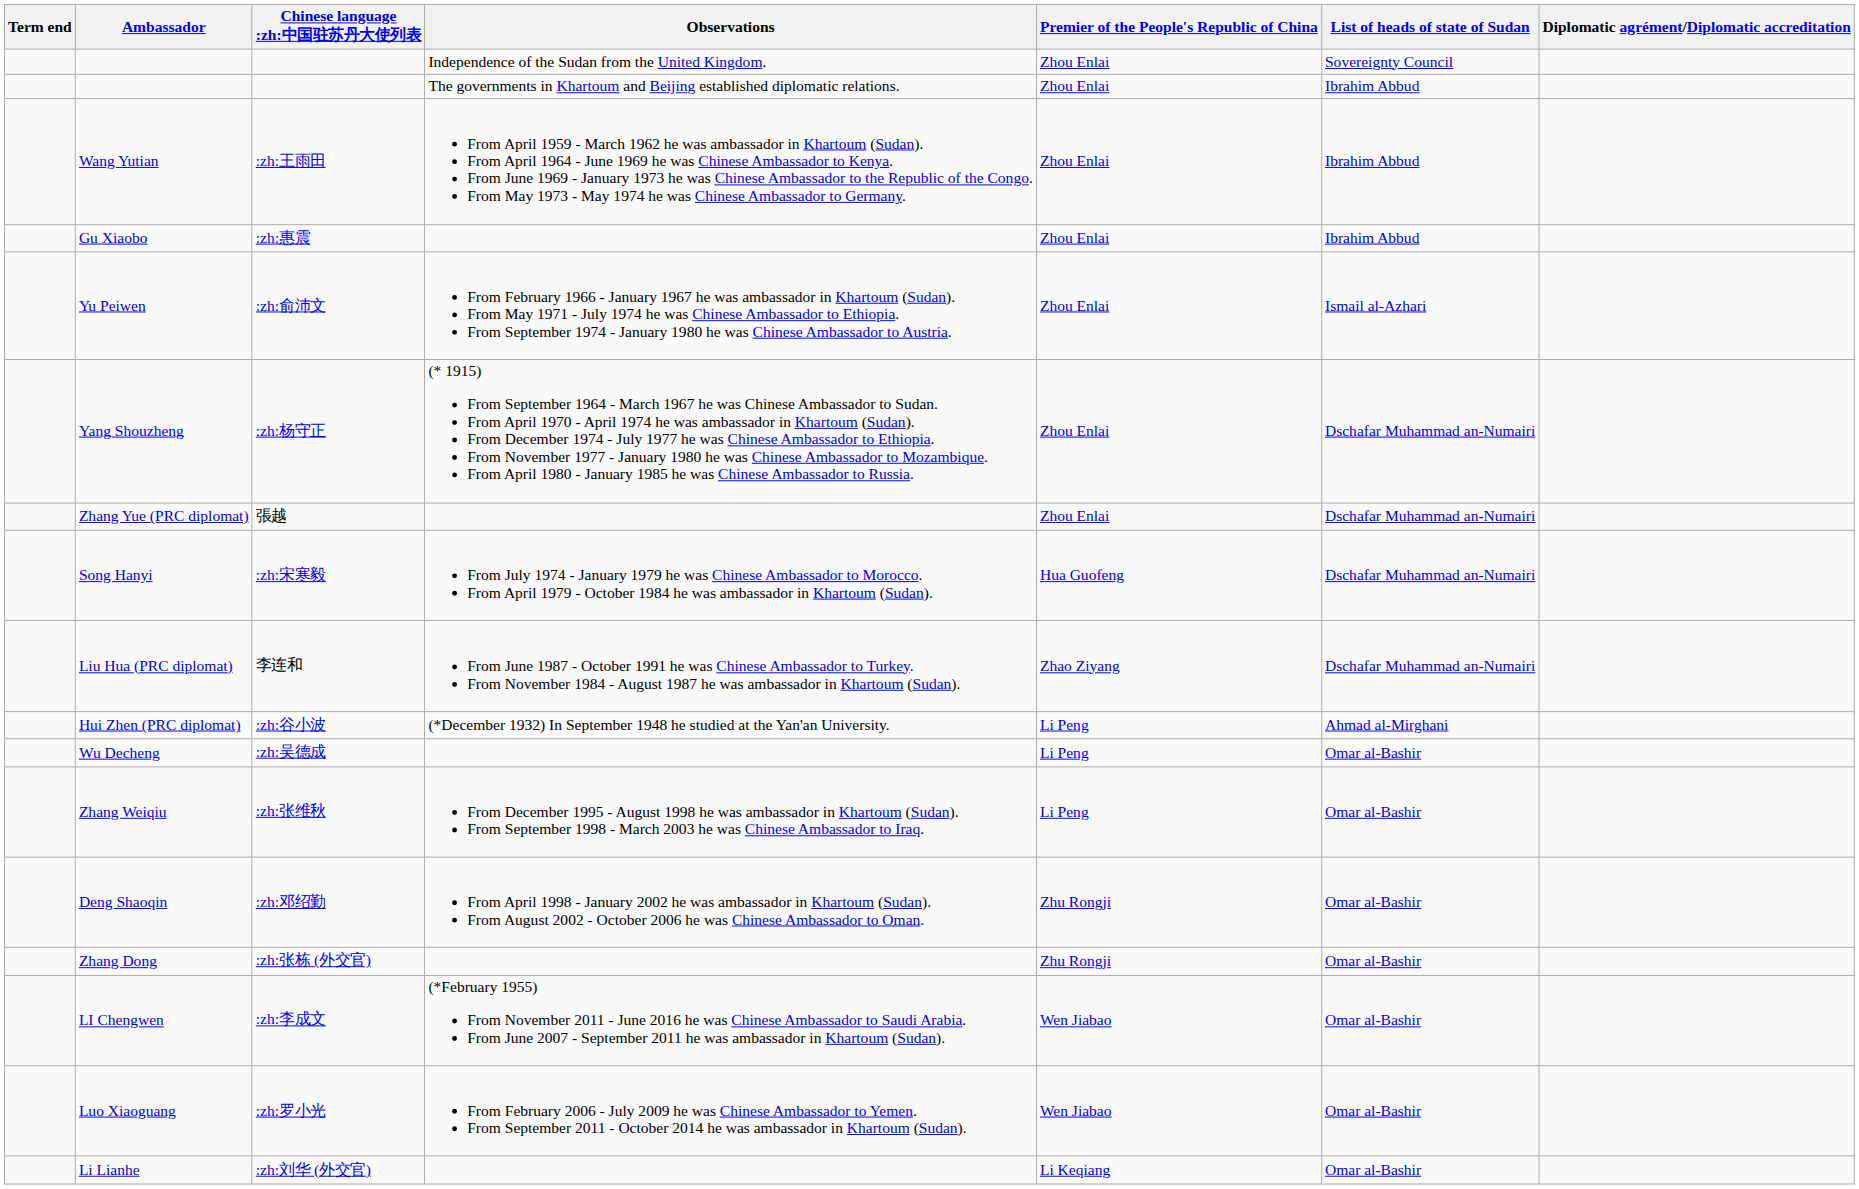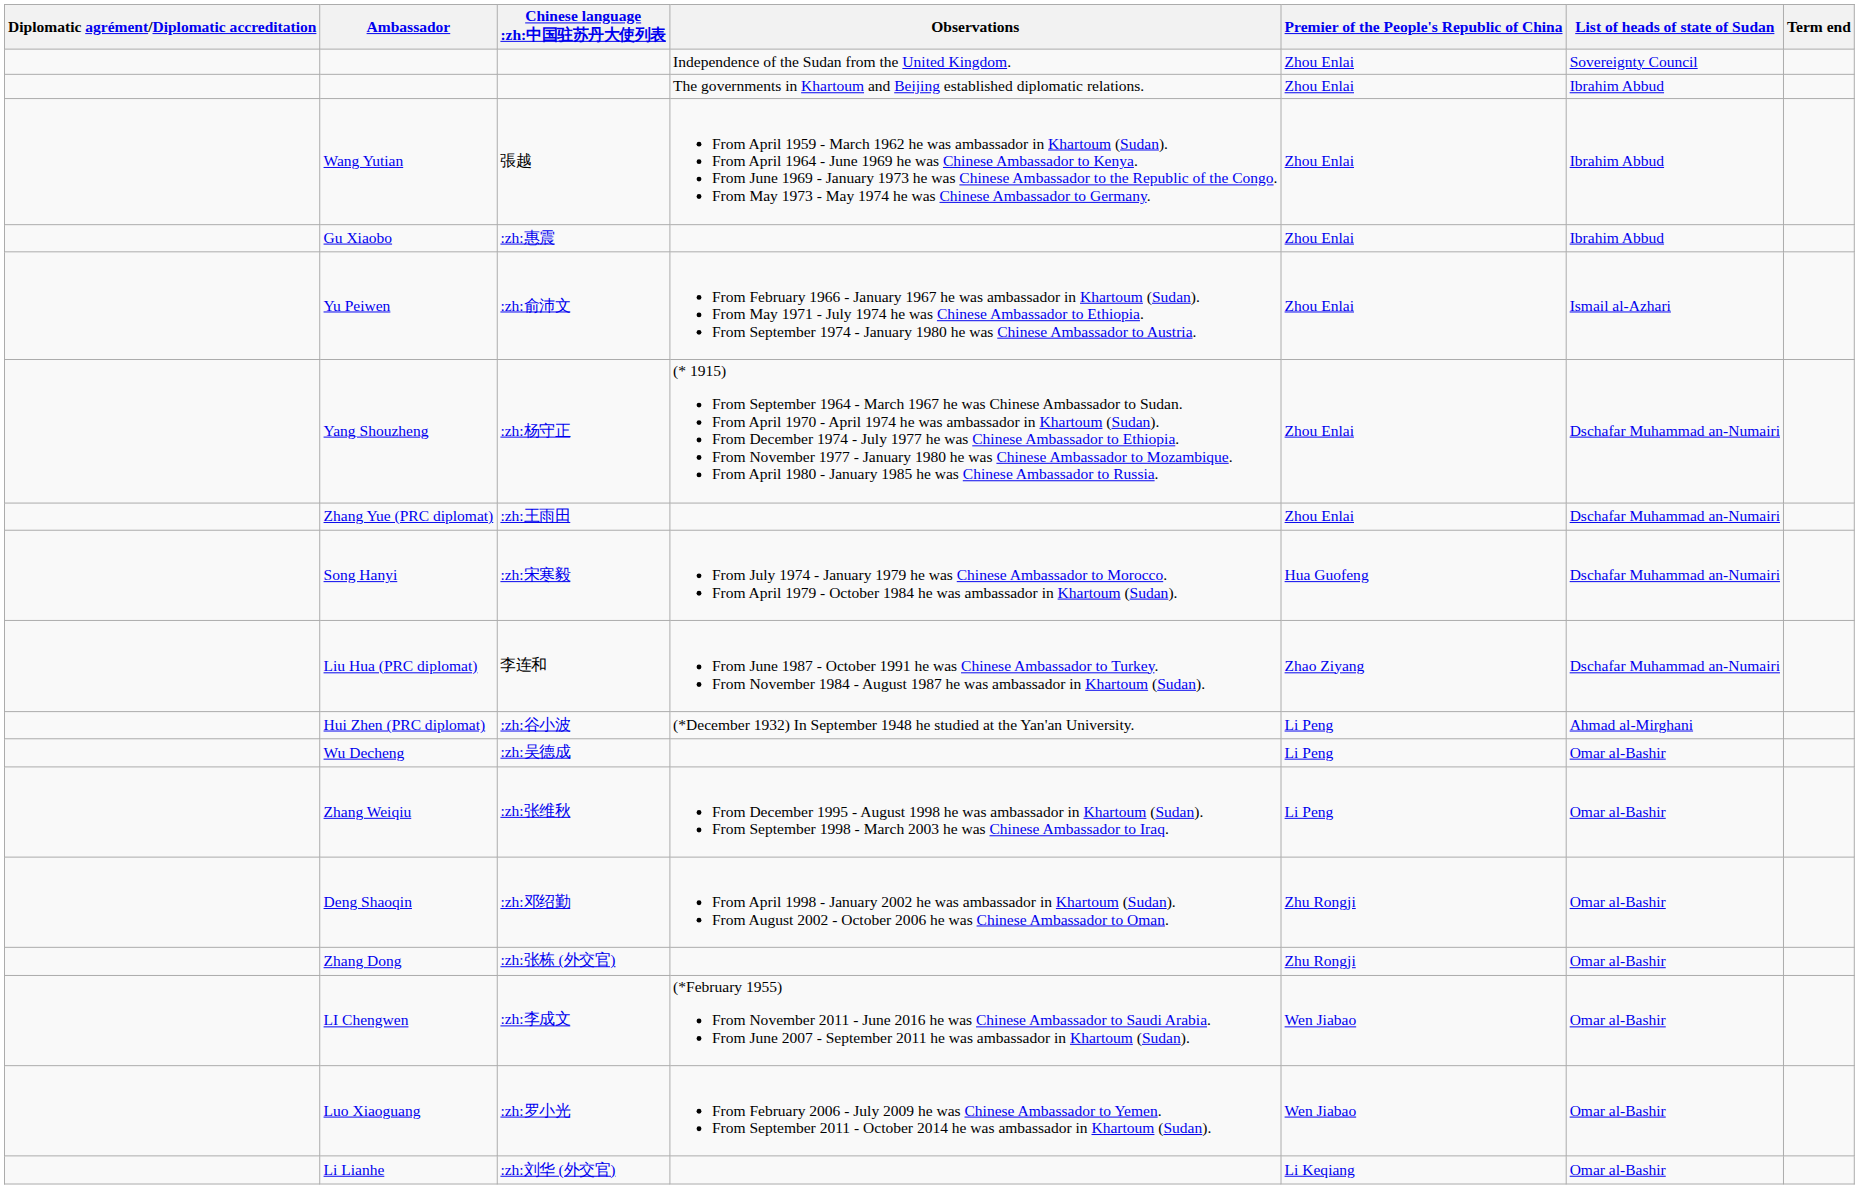columns swapped: (1697, 26) <-> (40, 26)
(291, 160) :zh:王雨田 -> (516, 160) 張越
(271, 515) 張越 -> (535, 515) :zh:王雨田
